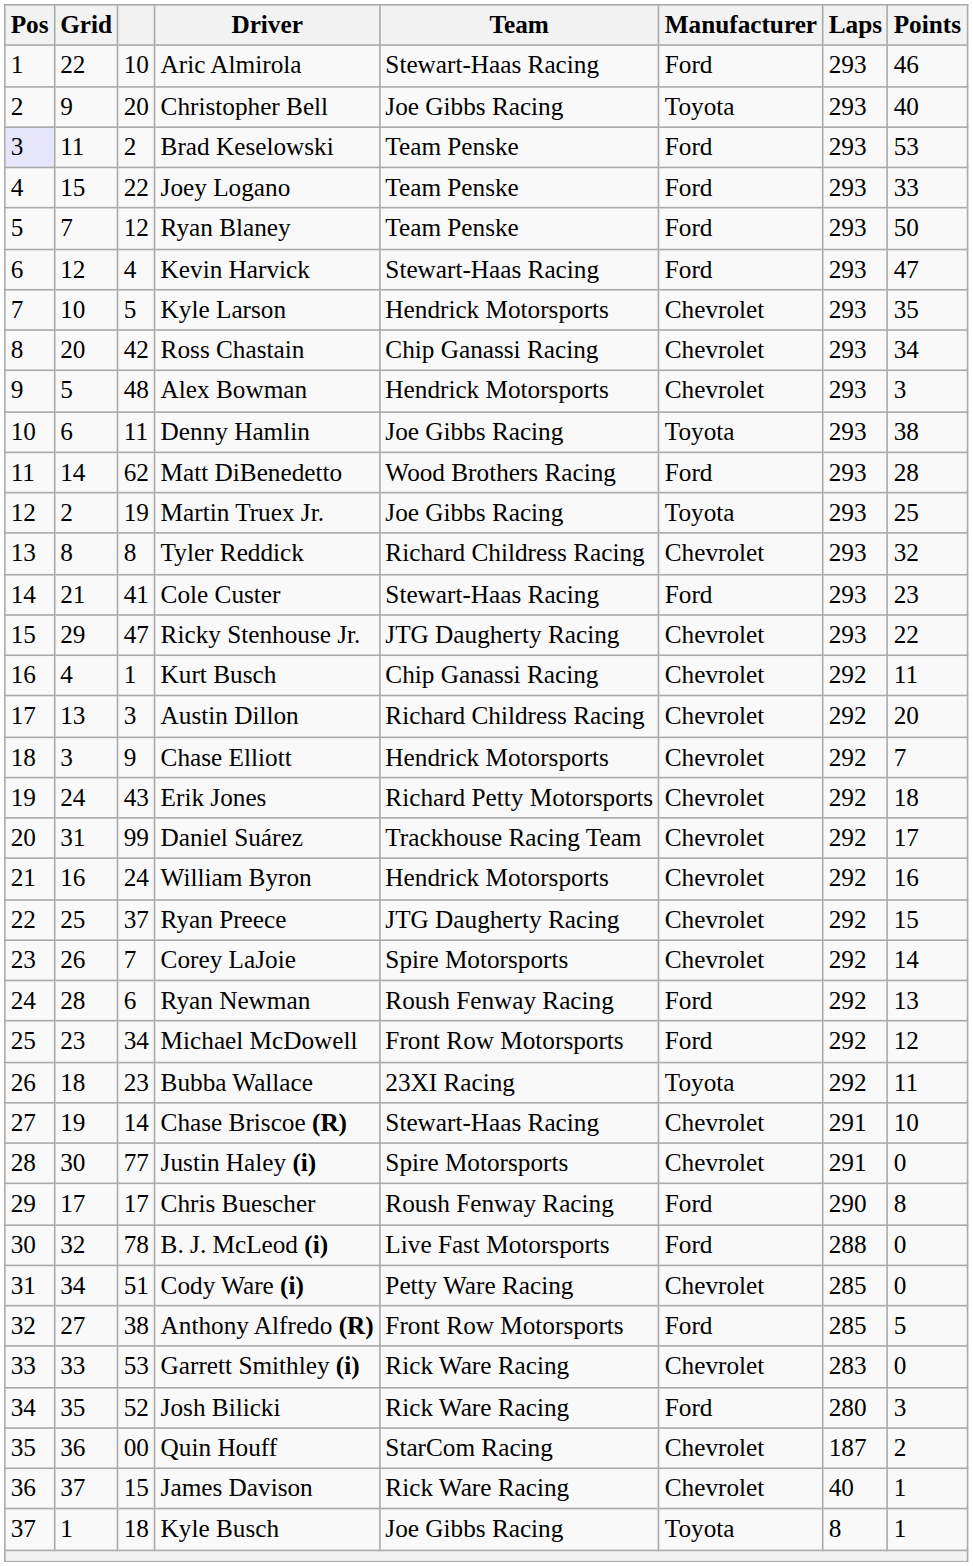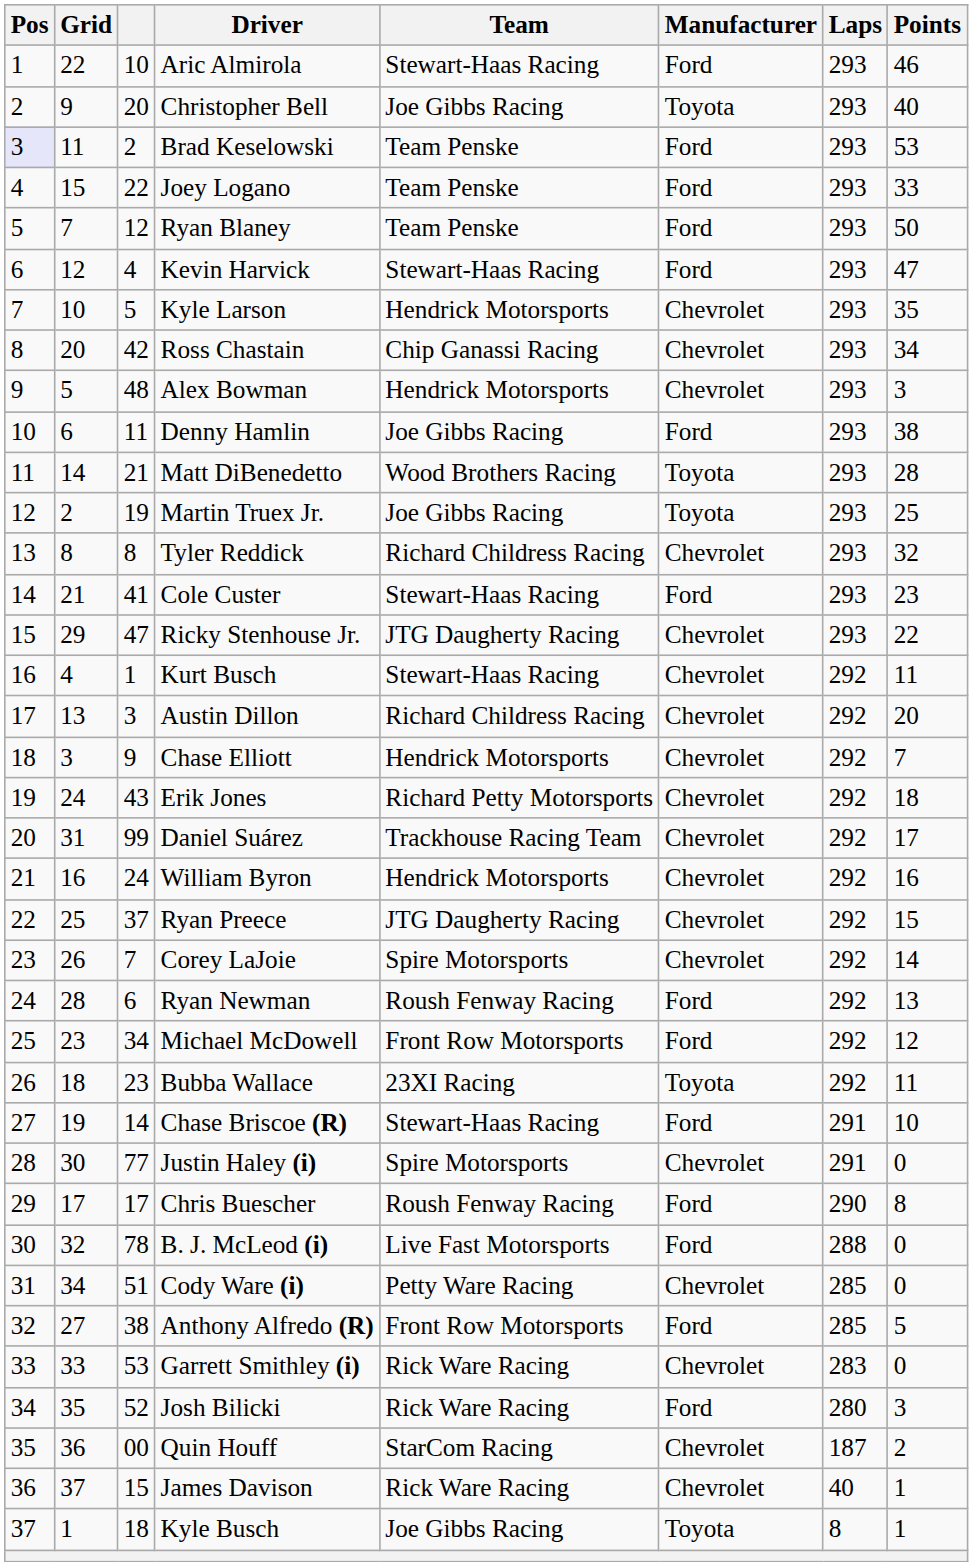(700, 431) Toyota -> (689, 431) Ford
(136, 471) 62 -> (136, 471) 21
(689, 471) Ford -> (700, 471) Toyota
(492, 674) Chip Ganassi Racing -> (492, 674) Stewart-Haas Racing
(715, 1122) Chevrolet -> (689, 1122) Ford
